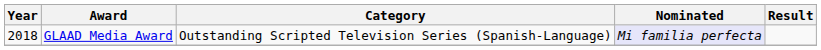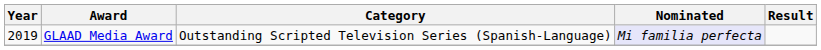(23, 35) 2018 -> (23, 35) 2019
